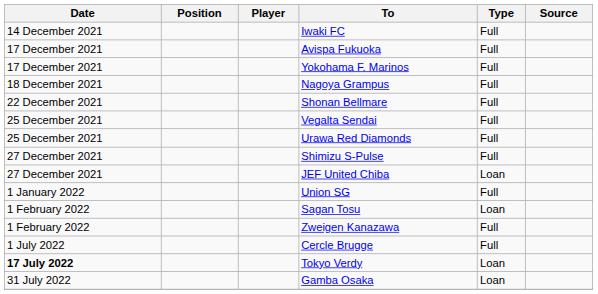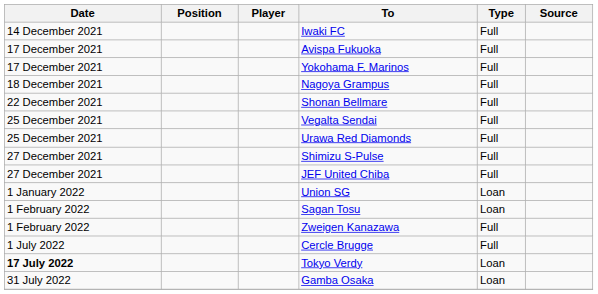(493, 174) Loan -> (489, 174) Full
(489, 192) Full -> (493, 192) Loan
